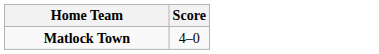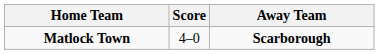+ column: (292, 15)
